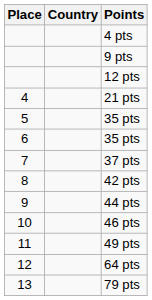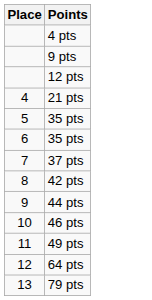- column: (73, 14)
